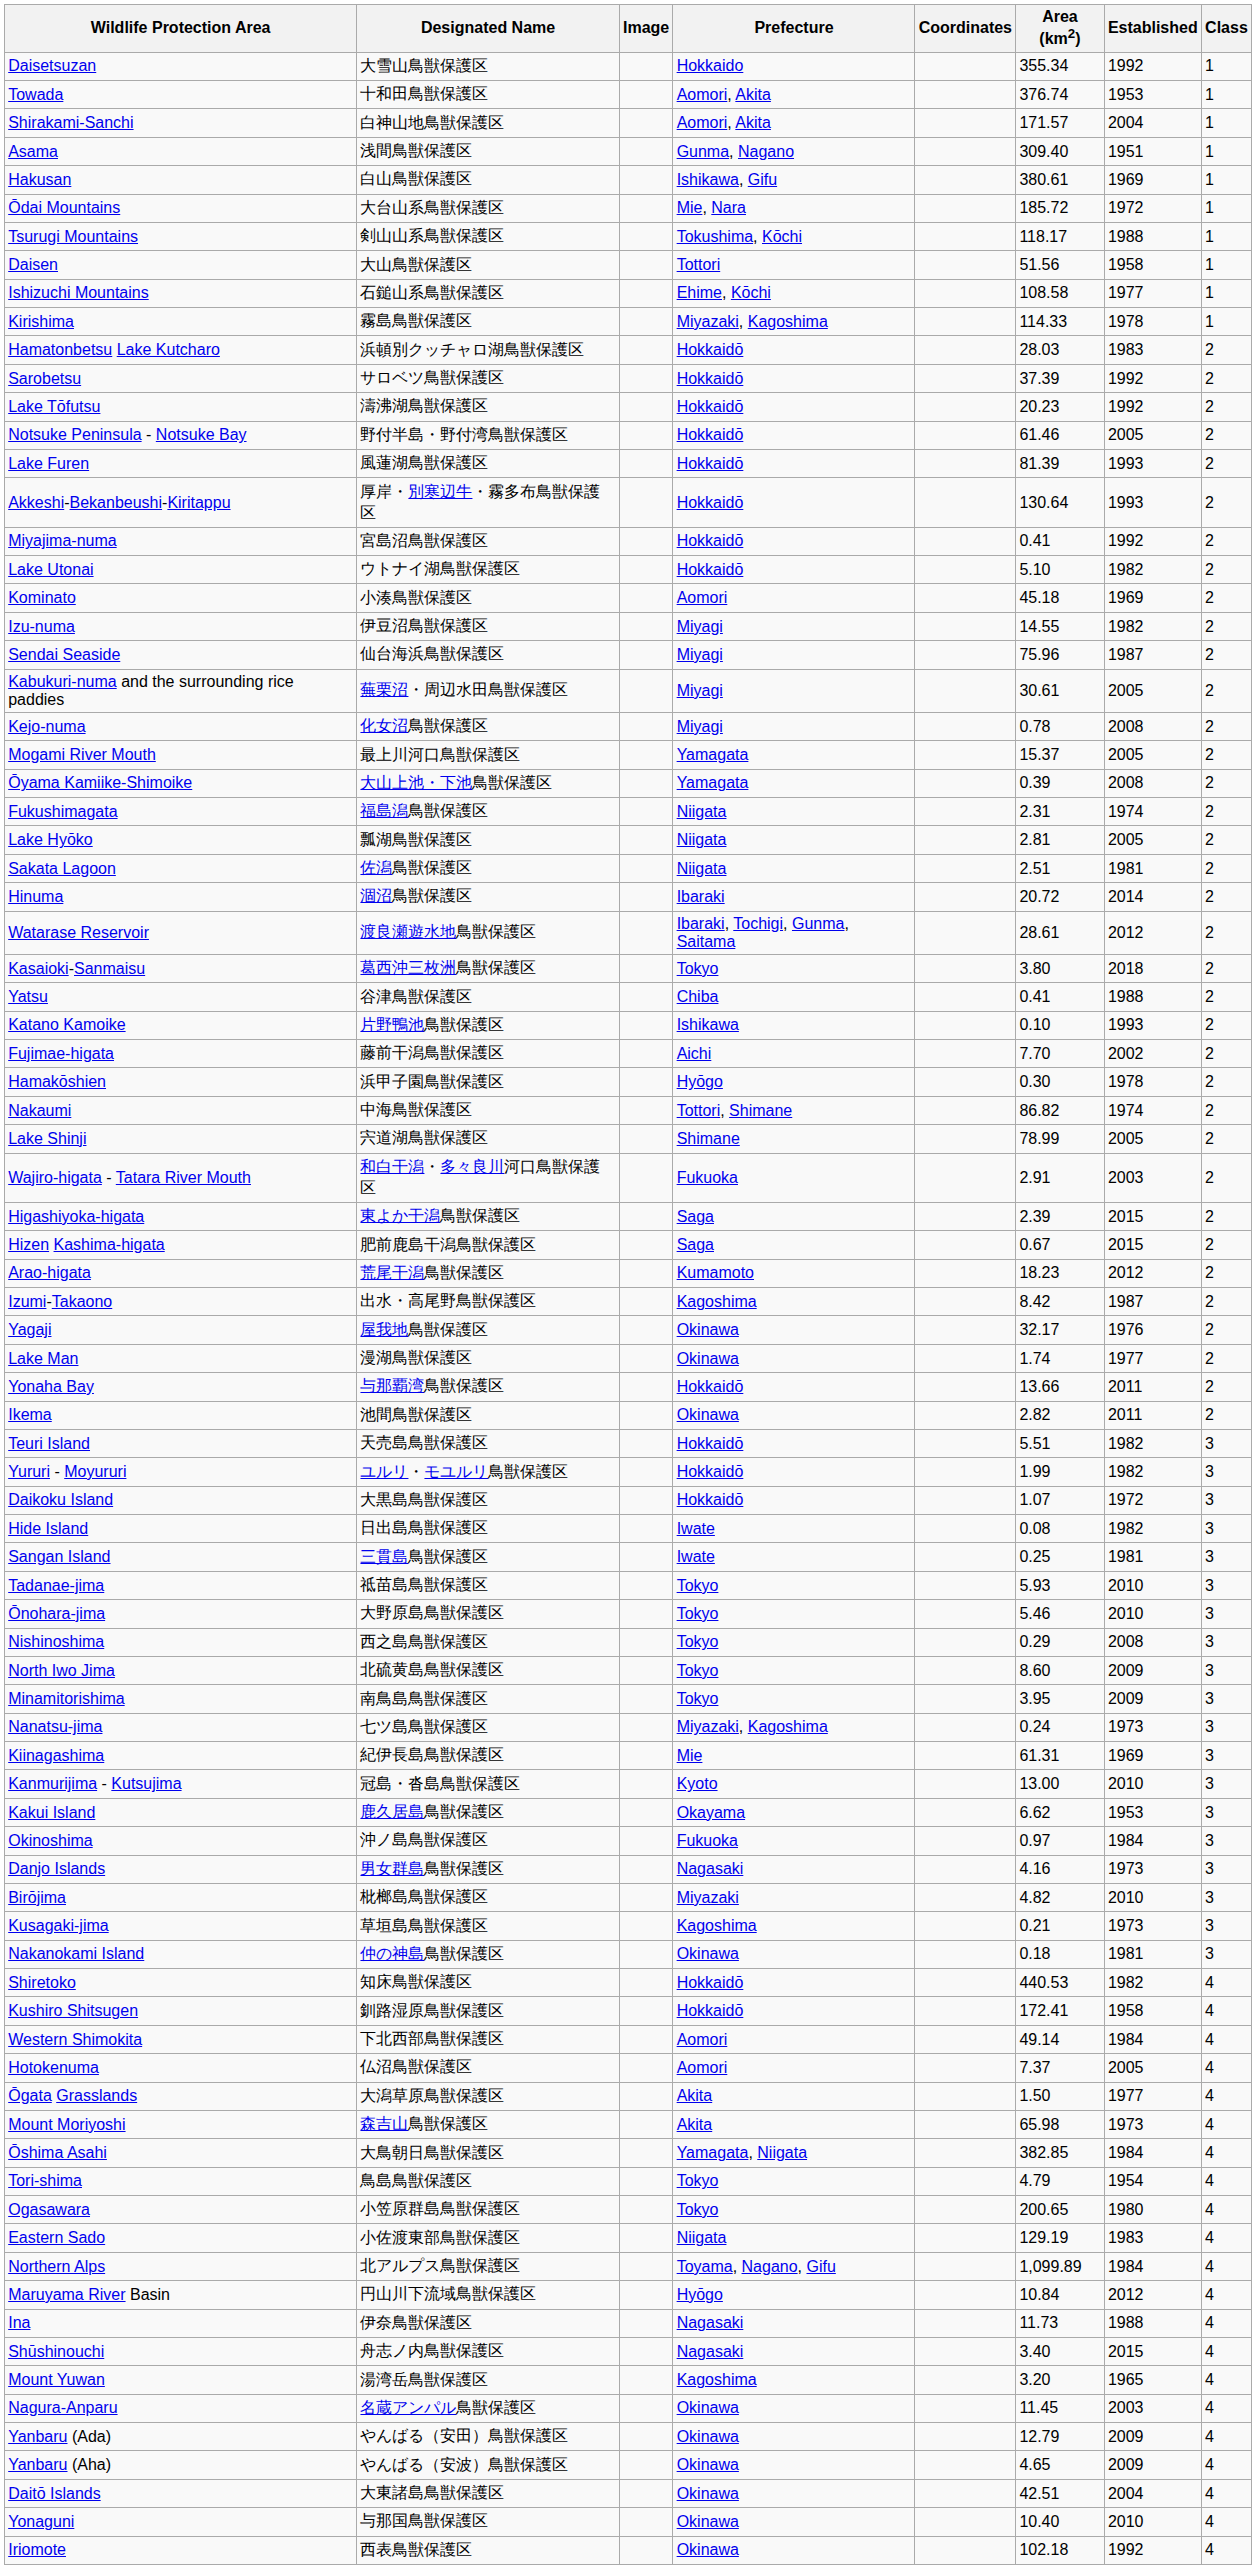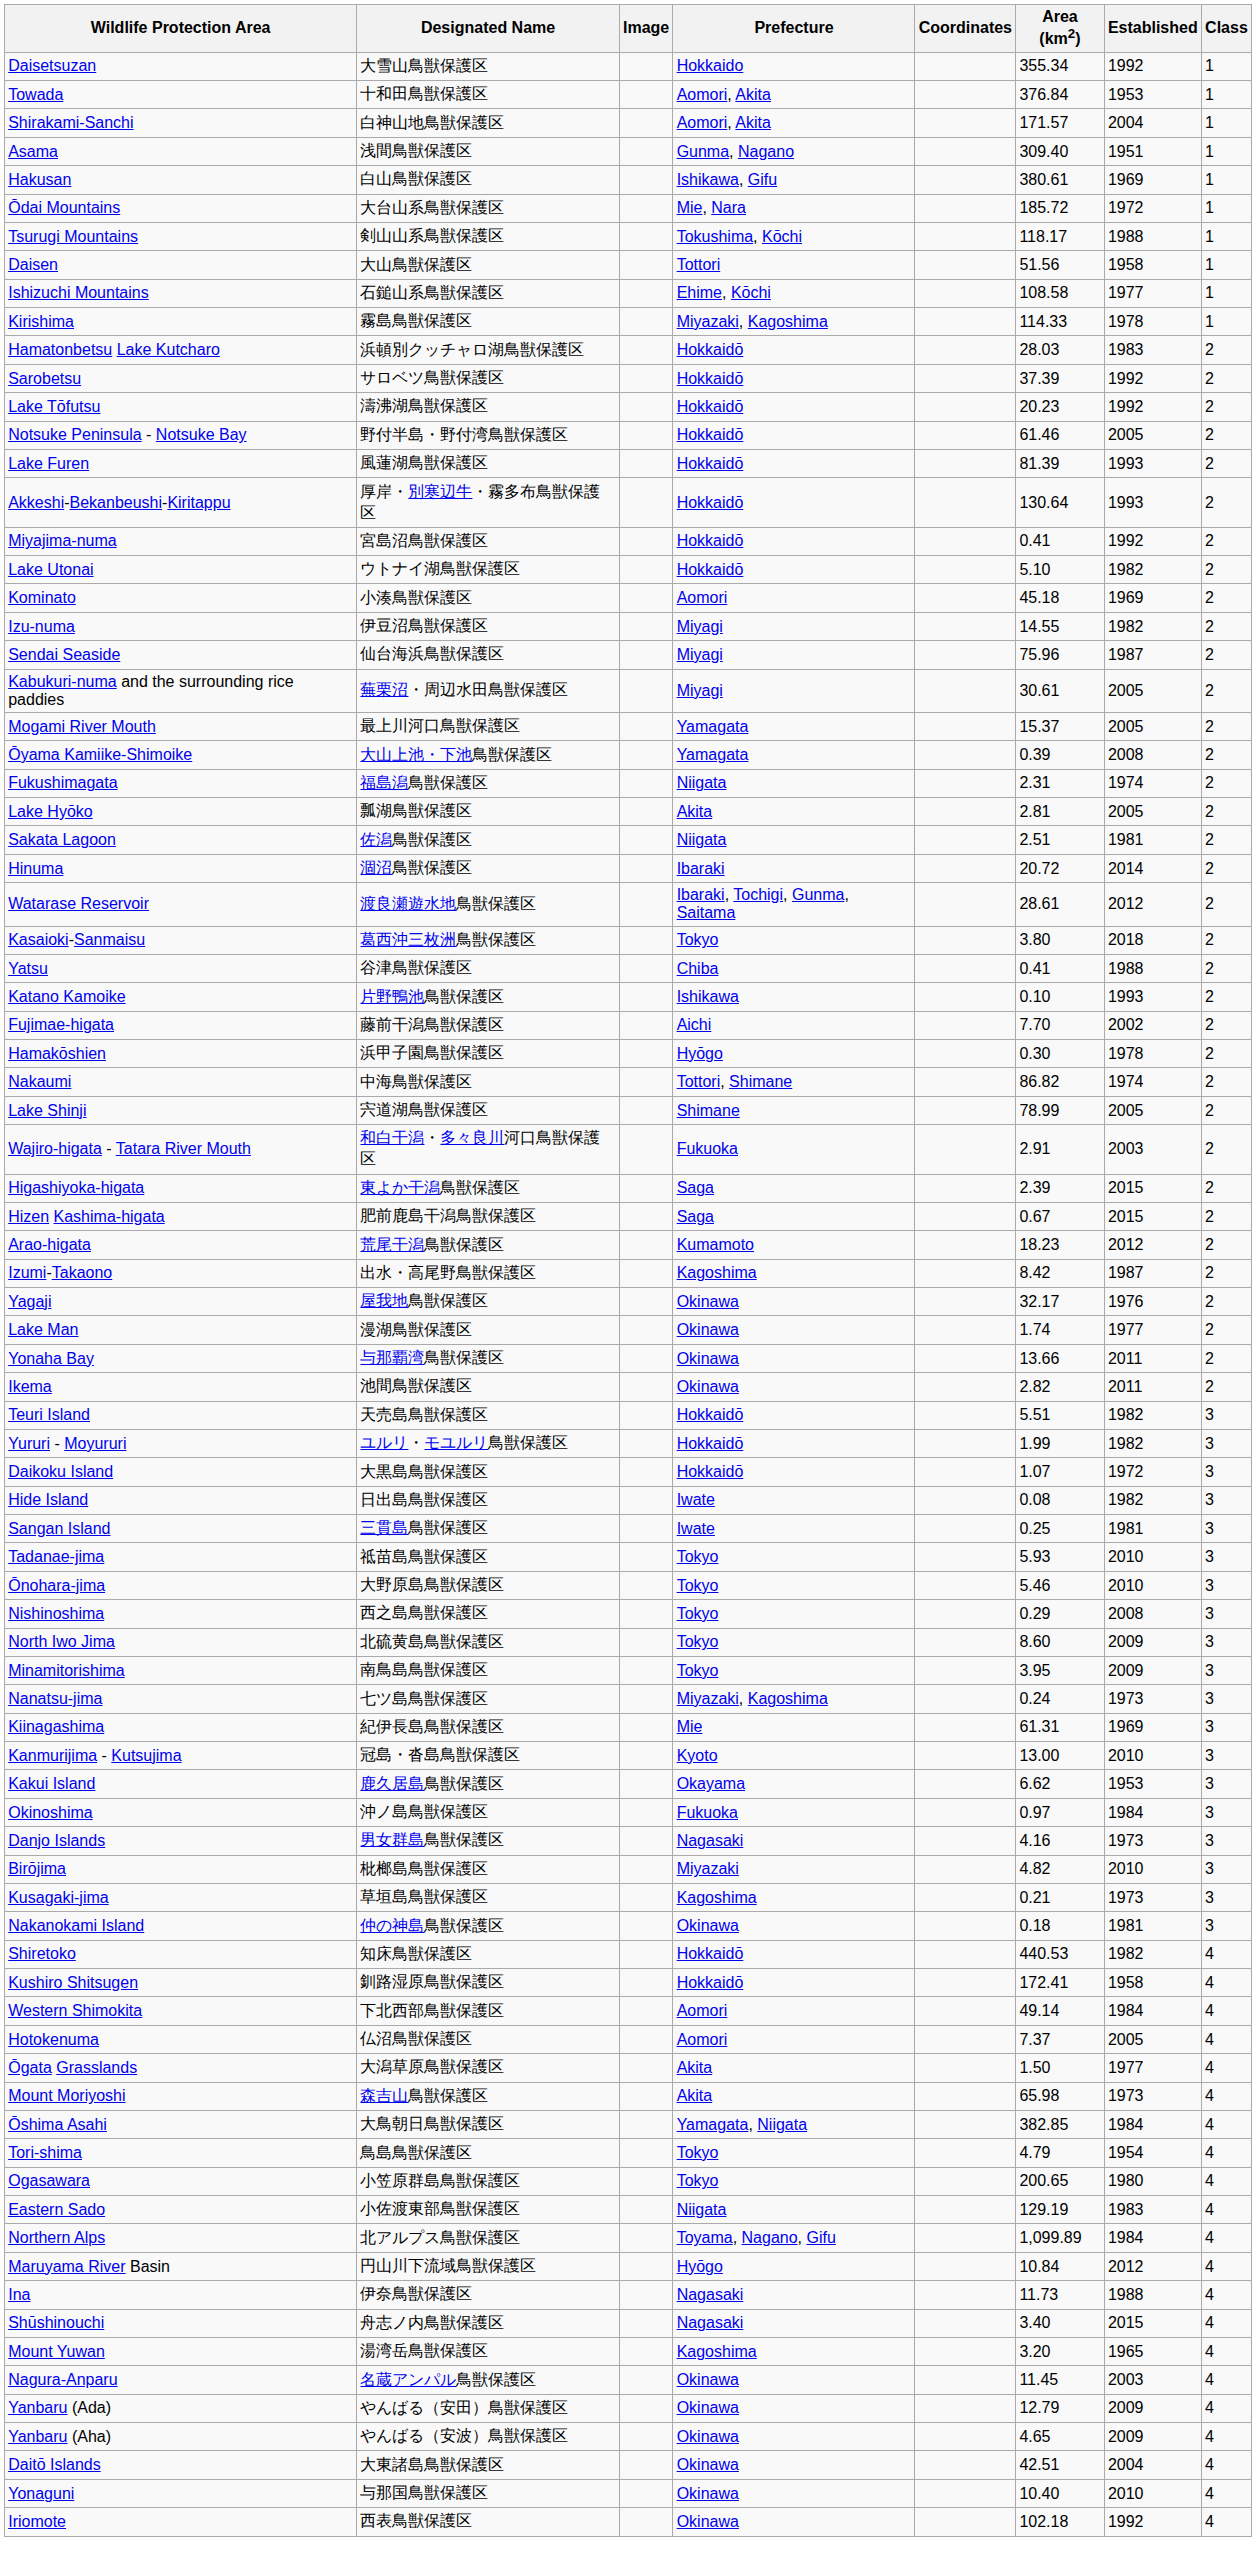(1044, 94) 376.74 -> (1044, 94) 376.84
- row: (47, 726)
(702, 840) Niigata -> (694, 811) Akita
(710, 1386) Hokkaidō -> (708, 1358) Okinawa
